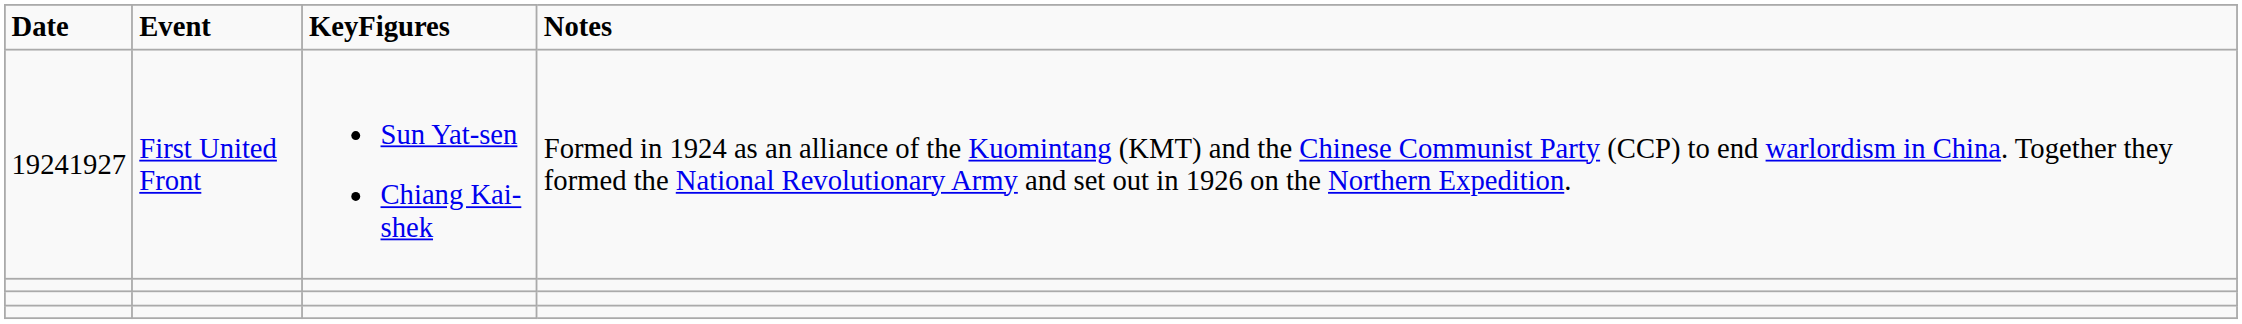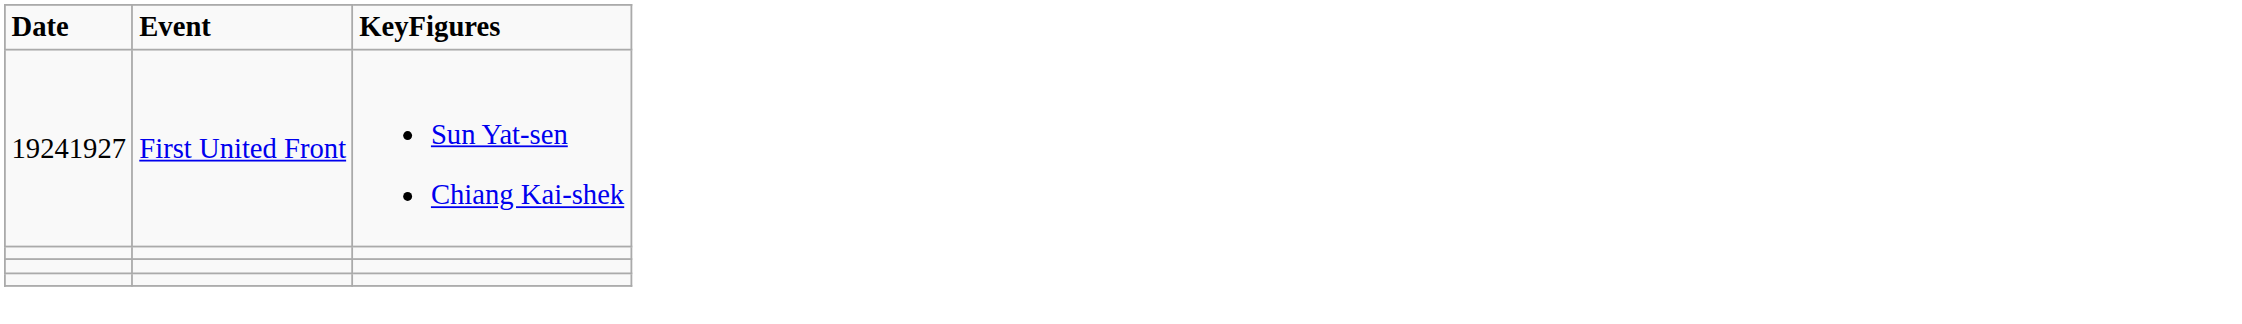- column: (578, 27)
